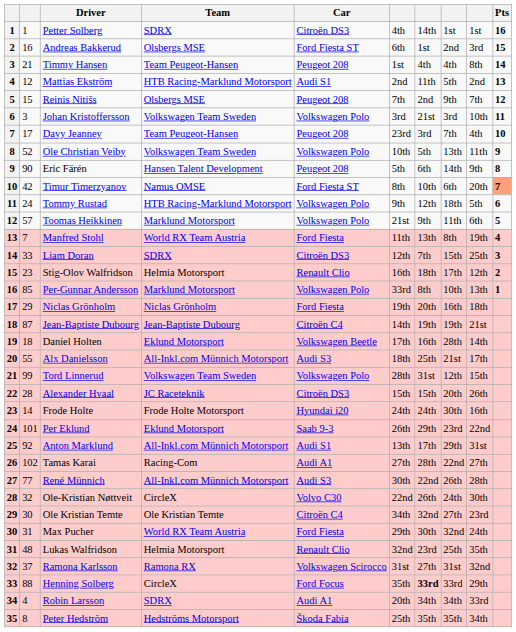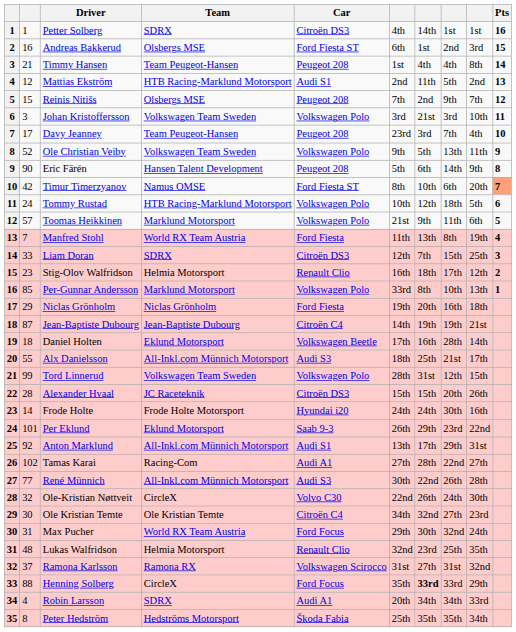(401, 151) 10th -> (398, 151) 9th
(398, 203) 9th -> (401, 203) 10th
(320, 532) Ford Fiesta -> (320, 532) Ford Focus
